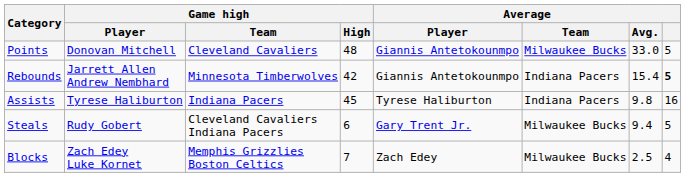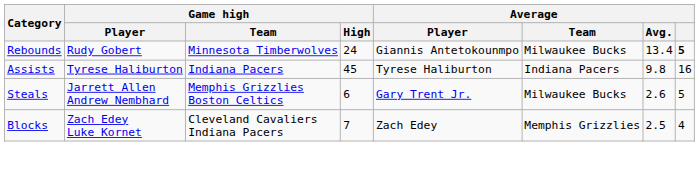- row: (28, 51)
(118, 75) Jarrett Allen Andrew Nembhard -> (104, 51) Rudy Gobert
(350, 75) 42 -> (350, 51) 24
(572, 75) Indiana Pacers -> (575, 51) Milwaukee Bucks
(645, 75) 15.4 -> (659, 51) 13.4
(104, 125) Rudy Gobert -> (118, 94) Jarrett Allen Andrew Nembhard
(253, 125) Cleveland Cavaliers Indiana Pacers -> (246, 94) Memphis Grizzlies Boston Celtics
(642, 125) 9.4 -> (656, 94) 2.6
(246, 157) Memphis Grizzlies Boston Celtics -> (253, 125) Cleveland Cavaliers Indiana Pacers
(575, 157) Milwaukee Bucks -> (582, 125) Memphis Grizzlies
